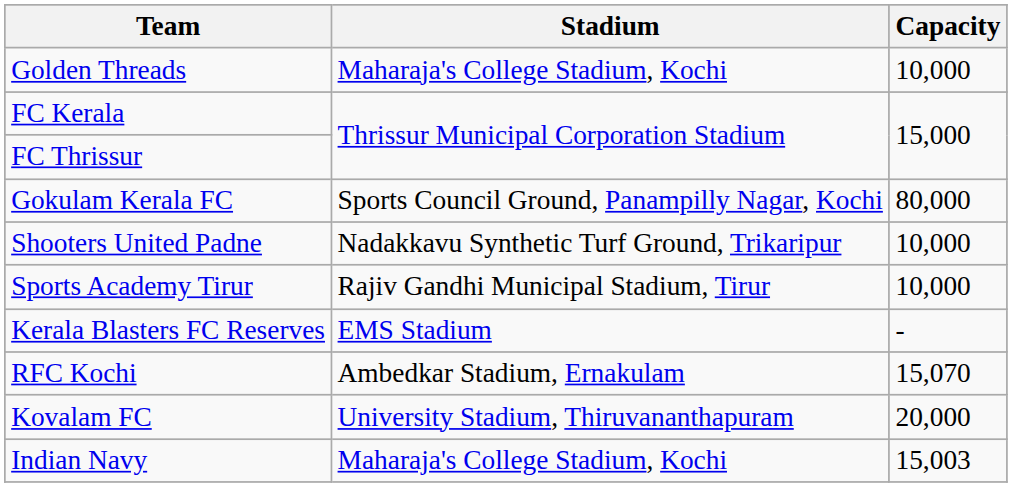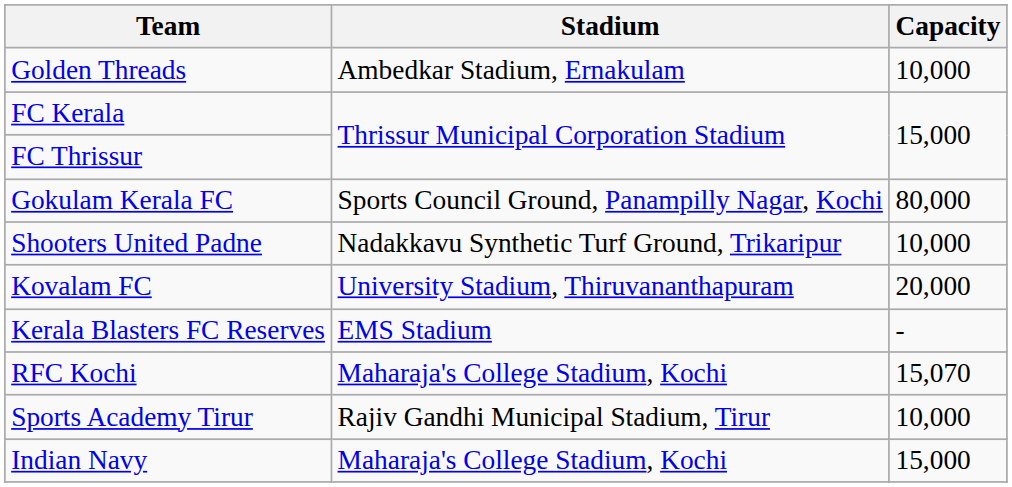(532, 69) Maharaja's College Stadium, Kochi -> (511, 69) Ambedkar Stadium, Ernakulam
rows swapped: (132, 286) <-> (81, 416)
(511, 373) Ambedkar Stadium, Ernakulam -> (532, 373) Maharaja's College Stadium, Kochi
(933, 460) 15,003 -> (933, 460) 15,000
